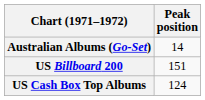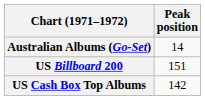(177, 85) 124 -> (177, 85) 142
